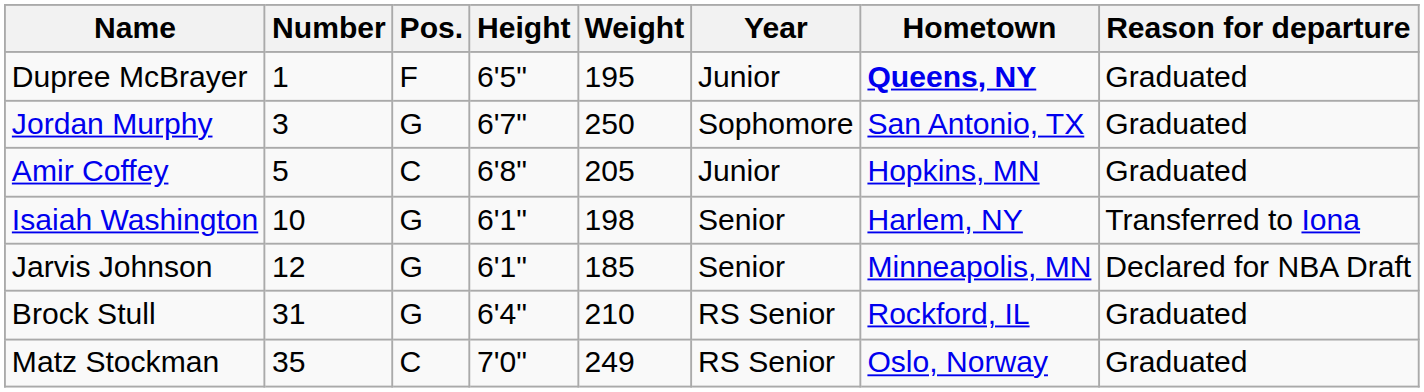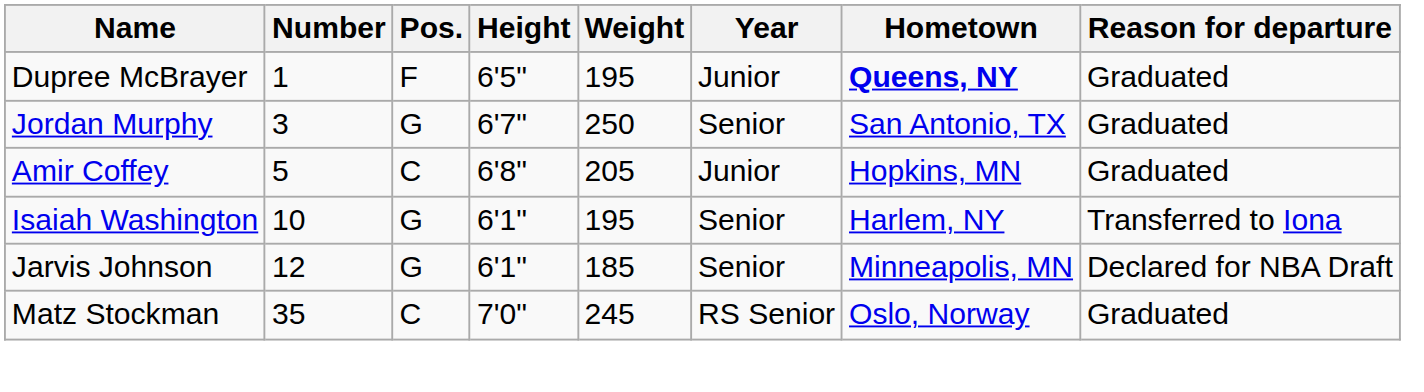(776, 123) Sophomore -> (742, 123) Senior
(610, 219) 198 -> (610, 219) 195
- row: (84, 314)
(610, 362) 249 -> (610, 314) 245
